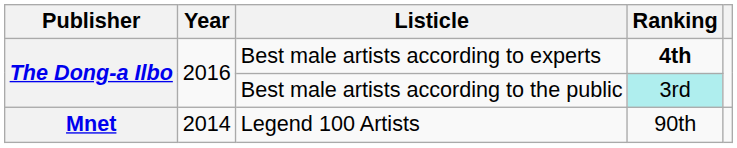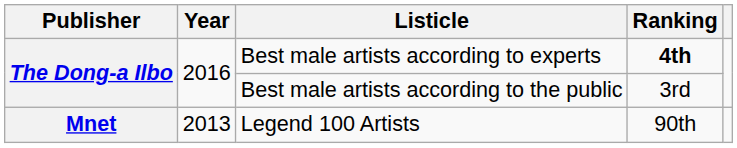(675, 90) paleturquoise background -> (675, 90) no background
(207, 124) 2014 -> (207, 124) 2013
